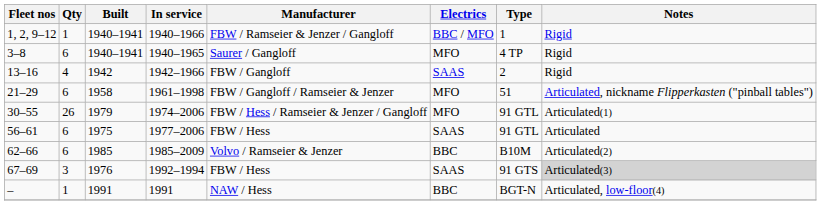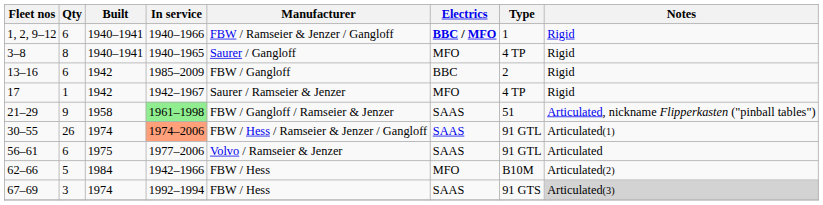(65, 33) 1 -> (65, 33) 6
(463, 33) normal -> (465, 33) bold
(65, 53) 6 -> (65, 53) 8
(65, 72) 4 -> (65, 72) 6
(177, 72) 1942–1966 -> (177, 72) 1985–2009
(449, 72) SAAS -> (445, 72) BBC
+ row: (13, 92)
(65, 92) 6 -> (65, 111) 9
(177, 92) no background -> (177, 111) lightgreen background
(446, 92) MFO -> (449, 111) SAAS
(100, 111) 1979 -> (100, 131) 1974
(177, 111) no background -> (177, 131) lightsalmon background
(446, 111) MFO -> (449, 131) SAAS
(240, 131) FBW / Hess -> (276, 151) Volvo / Ramseier & Jenzer
(65, 151) 6 -> (65, 170) 5
(100, 151) 1985 -> (100, 170) 1984
(177, 151) 1985–2009 -> (177, 170) 1942–1966
(276, 151) Volvo / Ramseier & Jenzer -> (240, 170) FBW / Hess
(445, 151) BBC -> (446, 170) MFO
(100, 170) 1976 -> (100, 190) 1974
- row: (10, 190)
